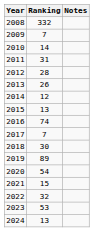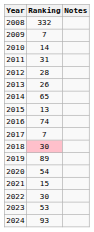(44, 97) 12 -> (44, 97) 65
(44, 147) no background -> (44, 147) pink background
(44, 196) 32 -> (44, 196) 30
(44, 221) 13 -> (44, 221) 93
